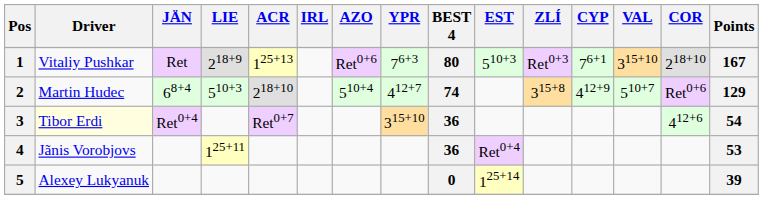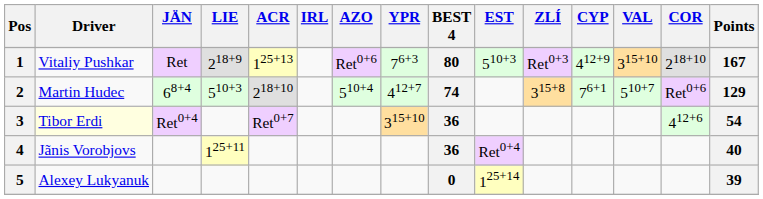(593, 62) 76+1 -> (593, 62) 412+9
(593, 91) 412+9 -> (593, 91) 76+1
(734, 150) 53 -> (734, 150) 40
